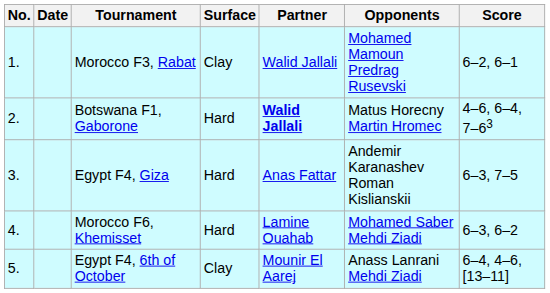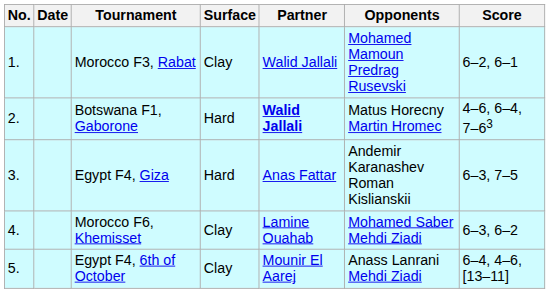(219, 230) Hard -> (218, 230) Clay
